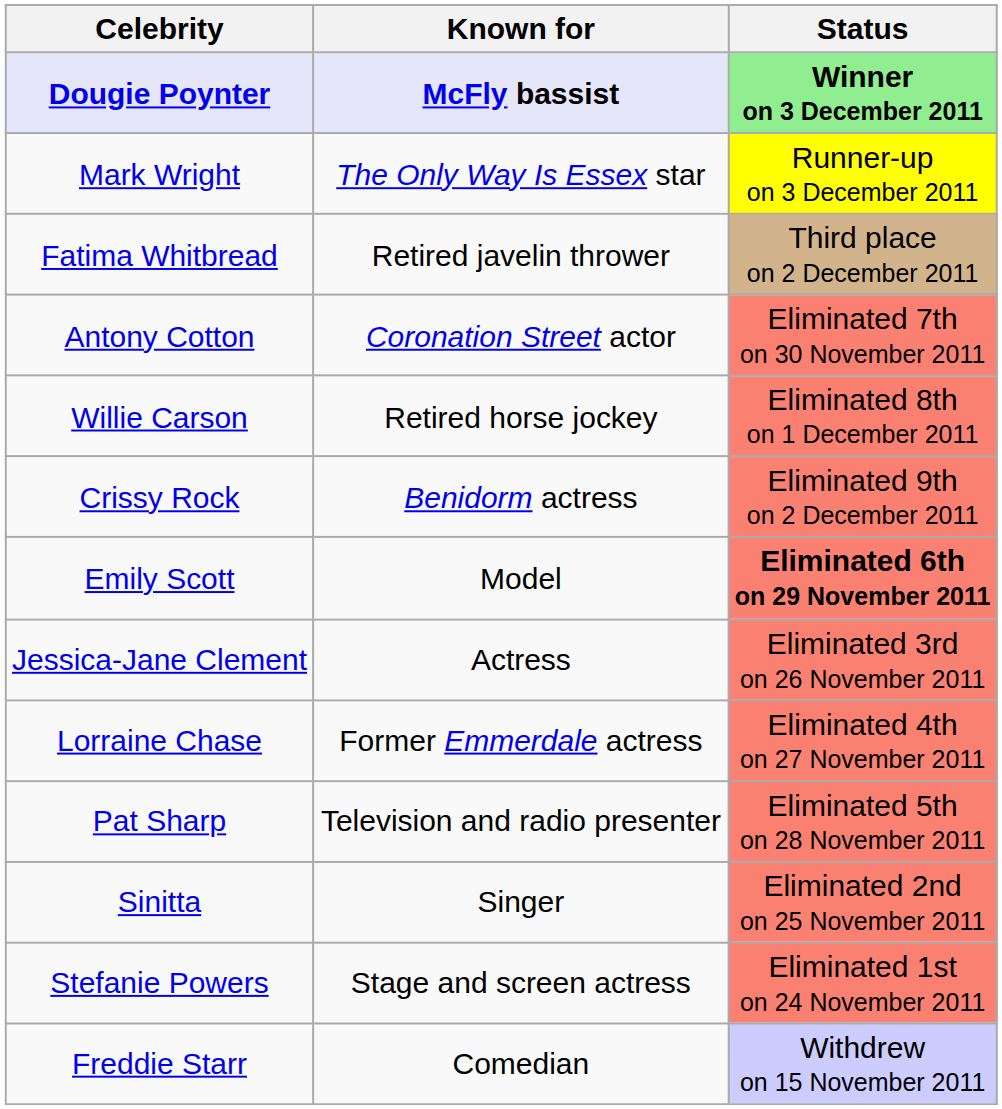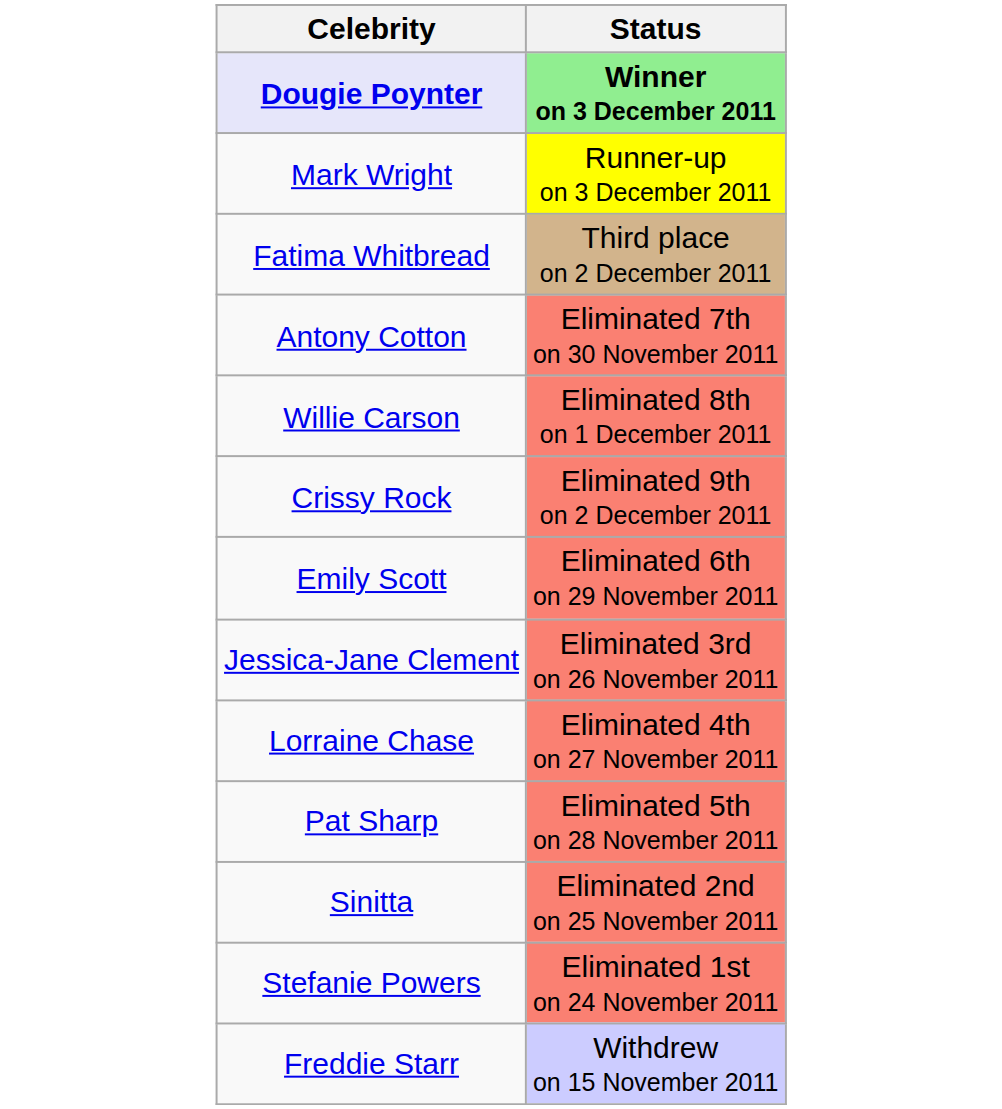- column: (521, 29)
(863, 578) bold -> (656, 578) normal
